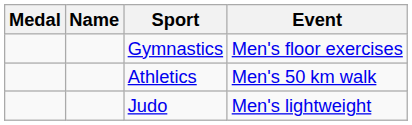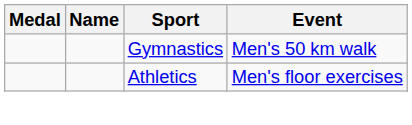(317, 48) Men's floor exercises -> (304, 48) Men's 50 km walk
(304, 77) Men's 50 km walk -> (317, 77) Men's floor exercises
- row: (147, 106)
